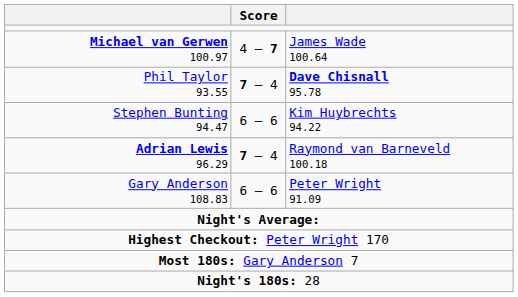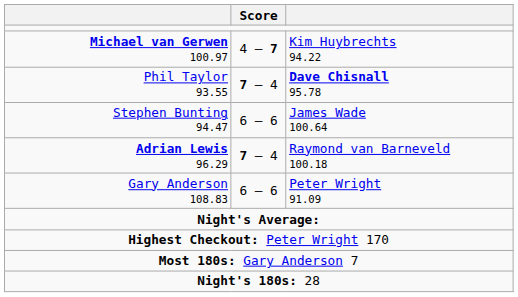(328, 49) James Wade 100.64 -> (343, 49) Kim Huybrechts 94.22
(343, 120) Kim Huybrechts 94.22 -> (328, 120) James Wade 100.64
